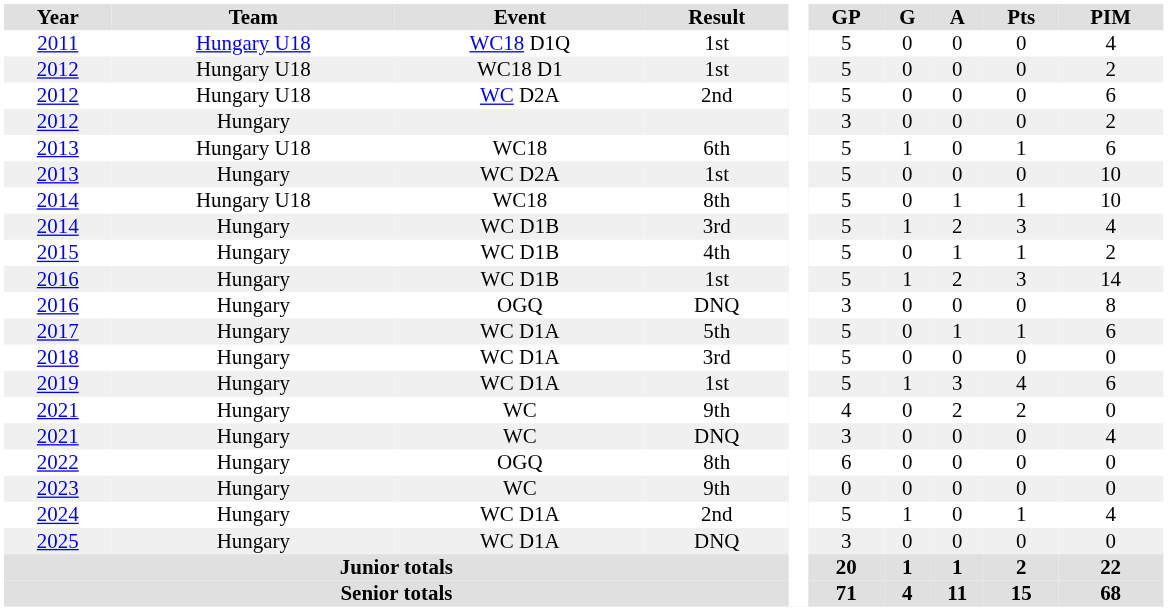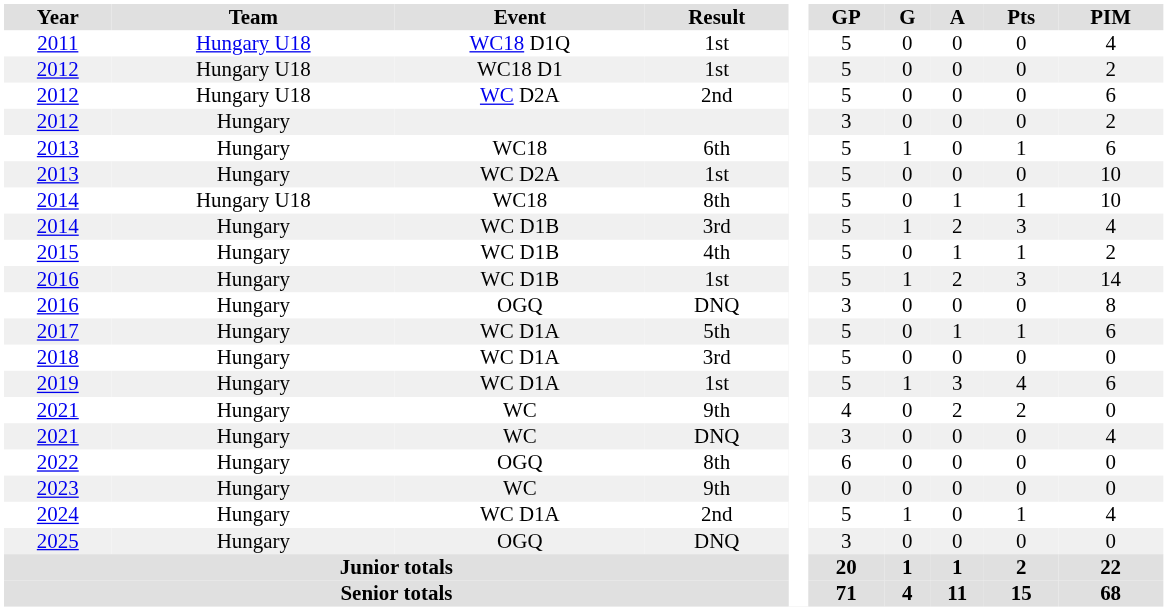(253, 147) Hungary U18 -> (253, 147) Hungary
(520, 540) WC D1A -> (520, 540) OGQ
